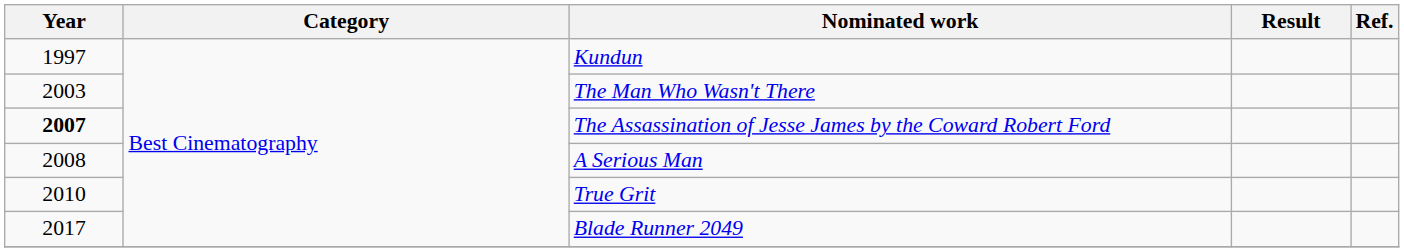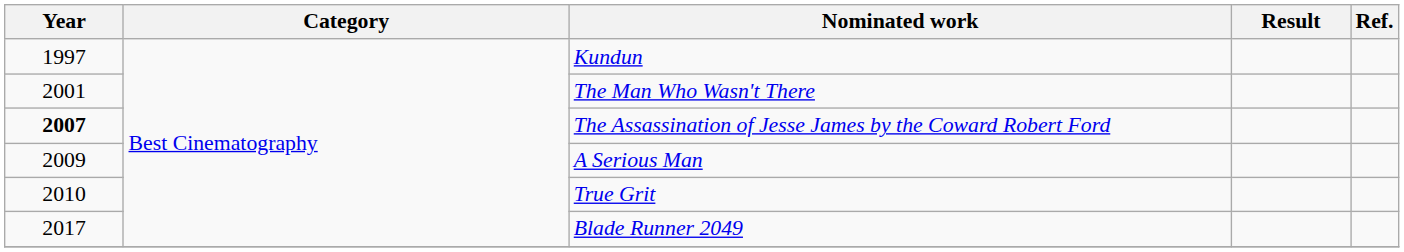(64, 90) 2003 -> (64, 90) 2001
(64, 159) 2008 -> (64, 159) 2009
